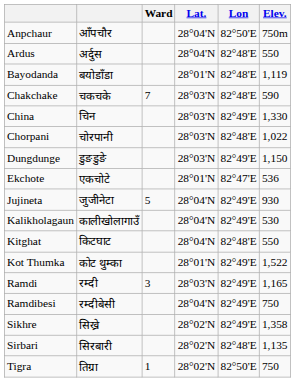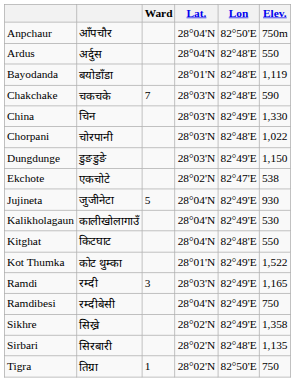(196, 178) 28°01'N -> (196, 178) 28°02'N
(270, 178) 536 -> (270, 178) 538
